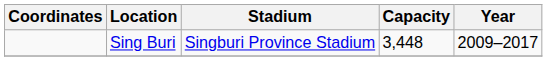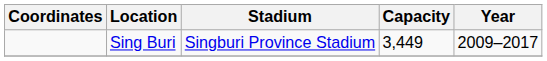(403, 42) 3,448 -> (403, 42) 3,449
